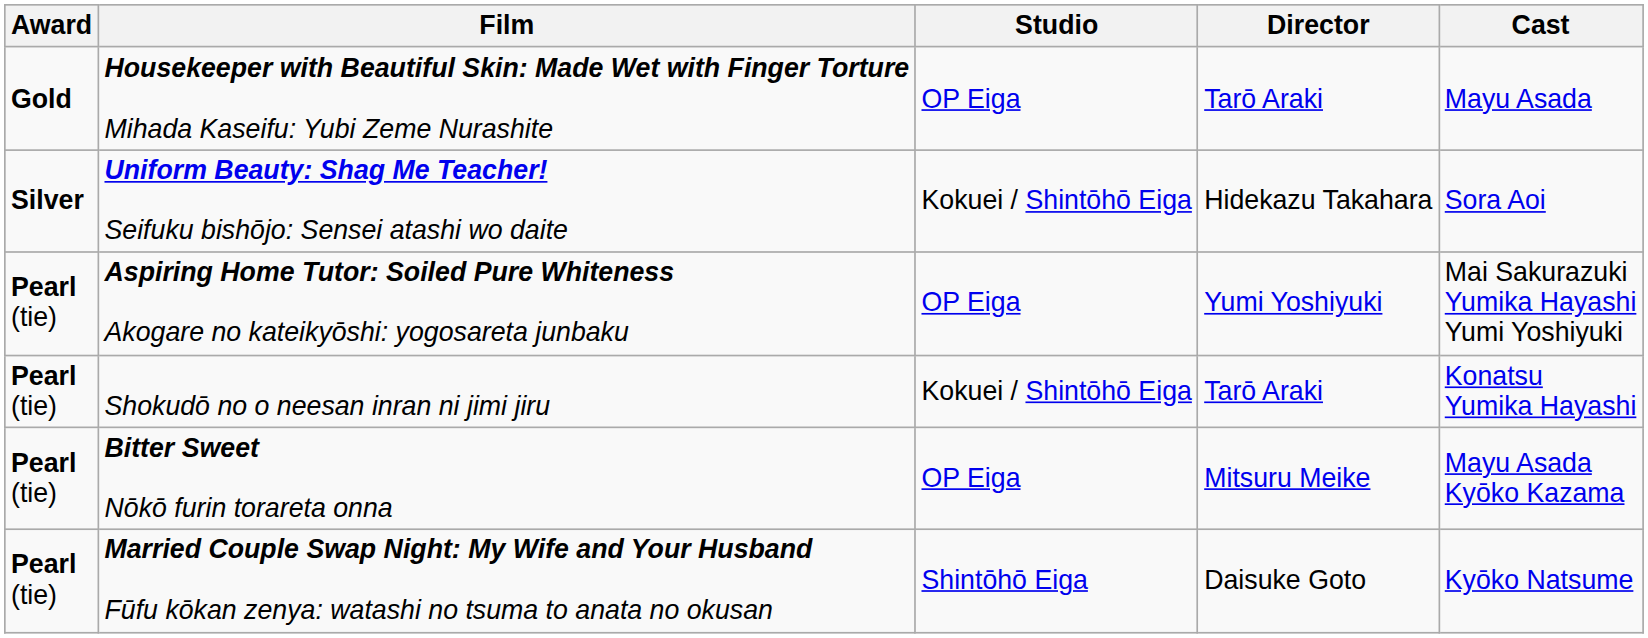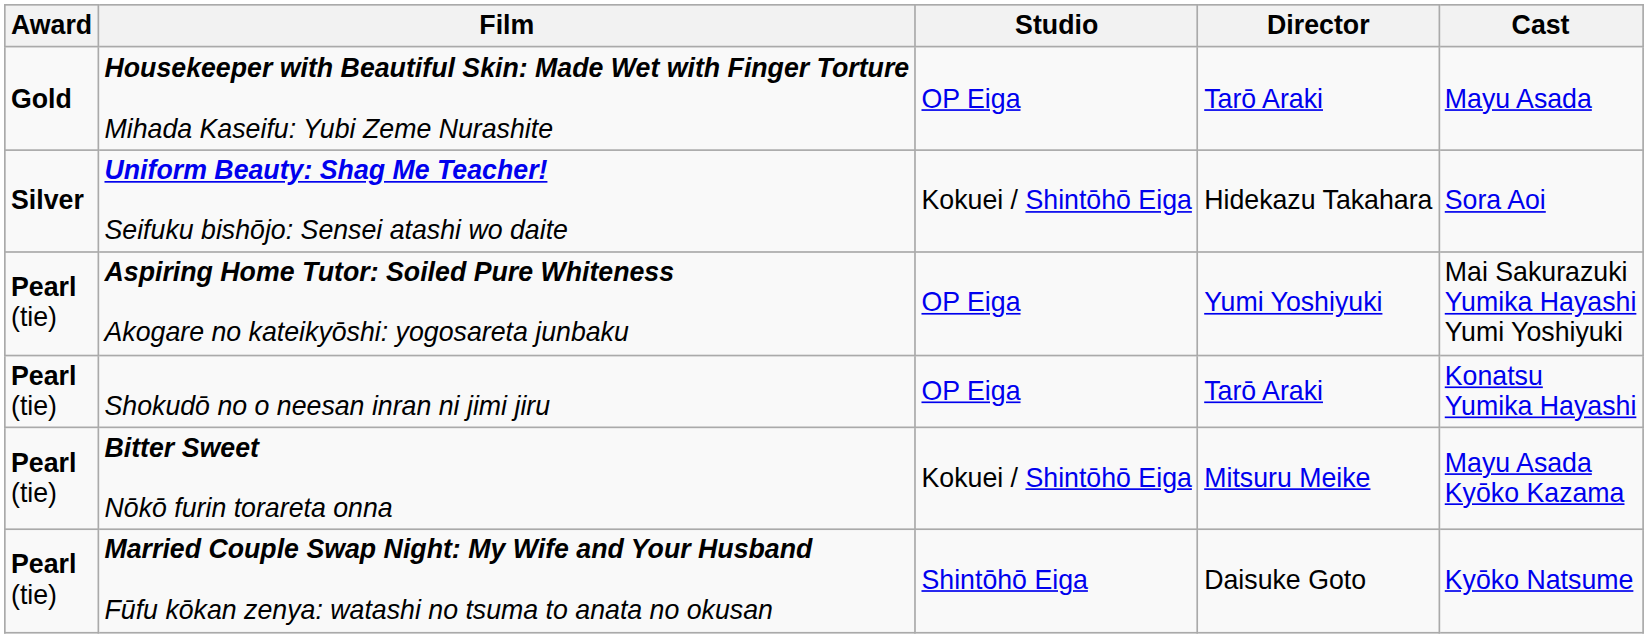(1057, 390) Kokuei / Shintōhō Eiga -> (971, 390) OP Eiga
(971, 478) OP Eiga -> (1057, 478) Kokuei / Shintōhō Eiga
